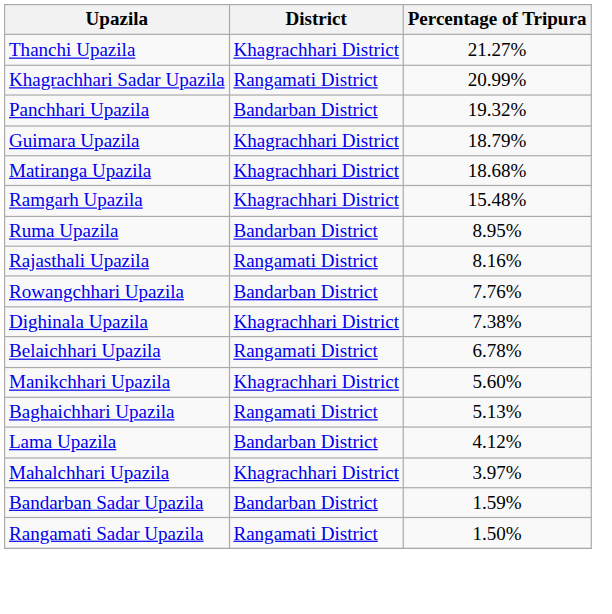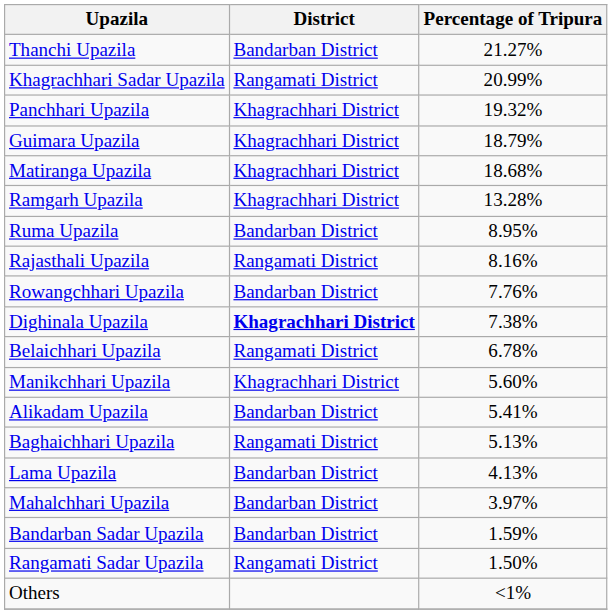(316, 49) Khagrachhari District -> (306, 49) Bandarban District
(306, 110) Bandarban District -> (316, 110) Khagrachhari District
(497, 200) 15.48% -> (513, 200) 13.28%
(316, 321) normal -> (324, 321) bold
+ row: (79, 412)
(497, 442) 4.12% -> (513, 472) 4.13%
(316, 472) Khagrachhari District -> (306, 502) Bandarban District
+ row: (34, 593)
